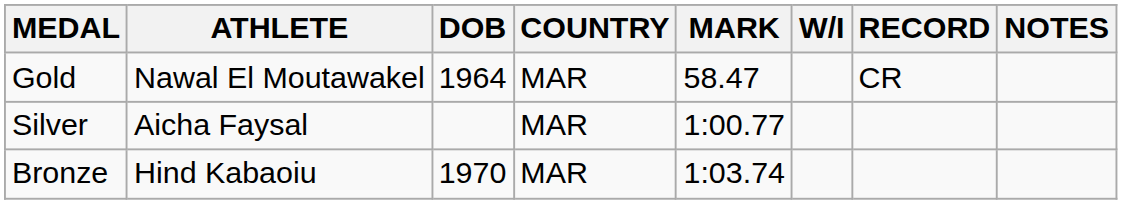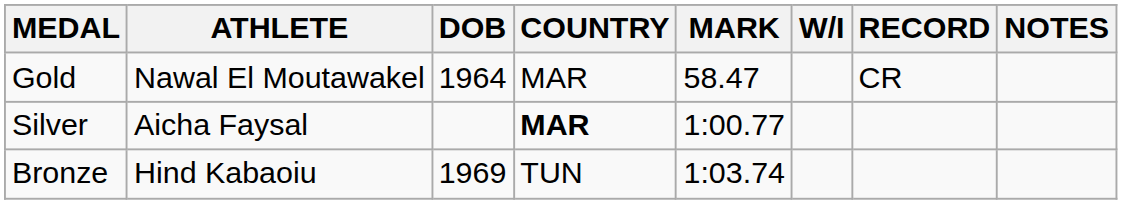(554, 125) normal -> (555, 125) bold
(472, 173) 1970 -> (472, 173) 1969
(554, 173) MAR -> (552, 173) TUN
